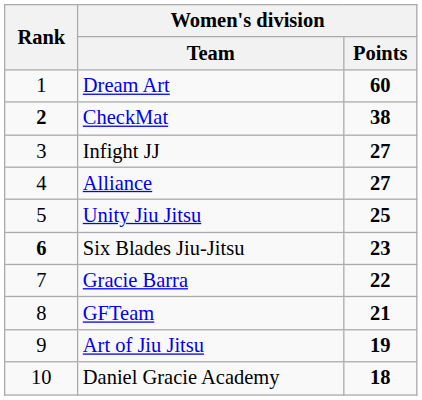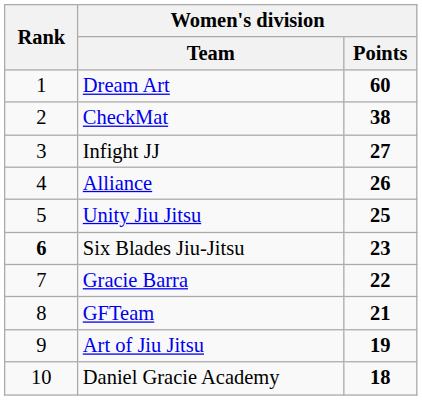(41, 118) bold -> (41, 118) normal
(380, 183) 27 -> (380, 183) 26
